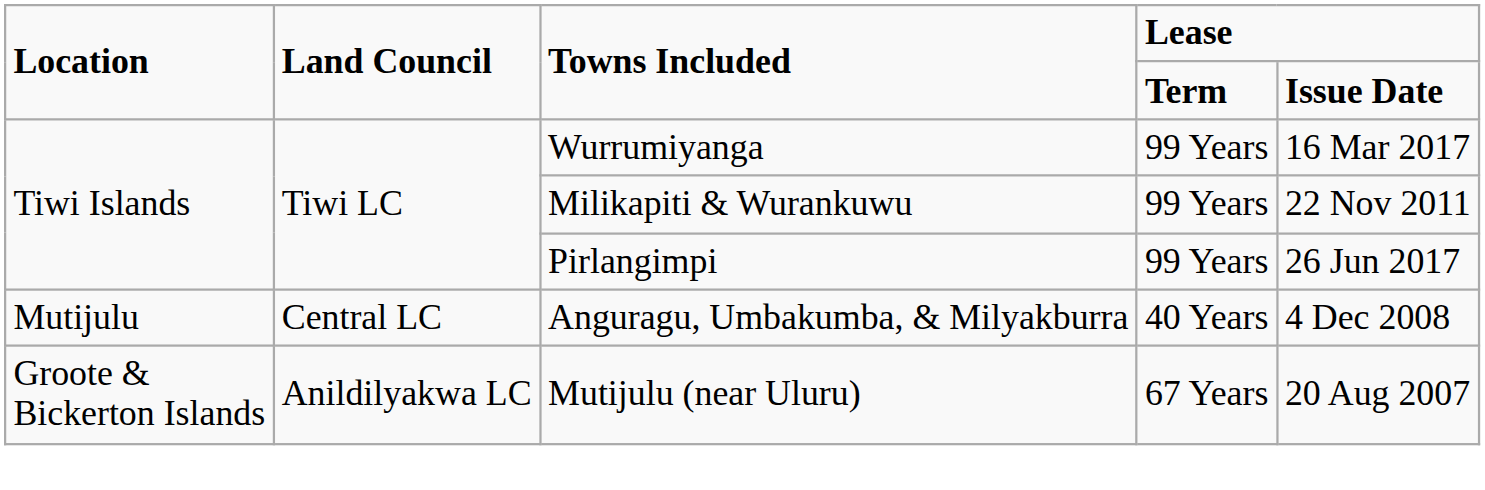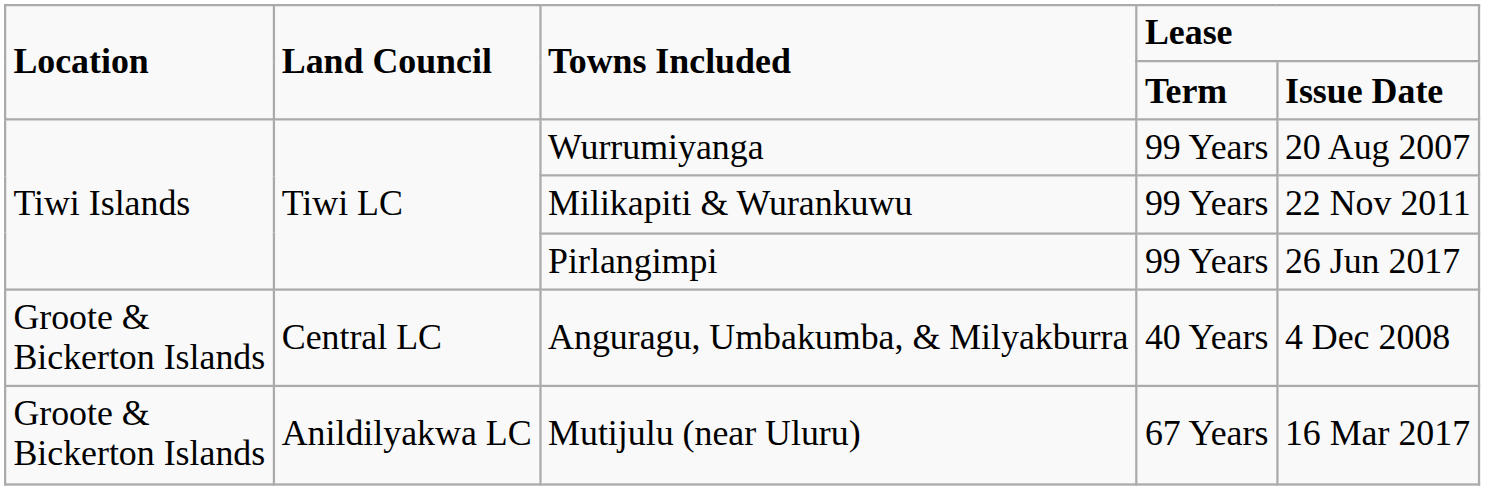(1378, 146) 16 Mar 2017 -> (1378, 146) 20 Aug 2007
(76, 317) Mutijulu -> (139, 337) Groote & Bickerton Islands
(1378, 394) 20 Aug 2007 -> (1378, 434) 16 Mar 2017
